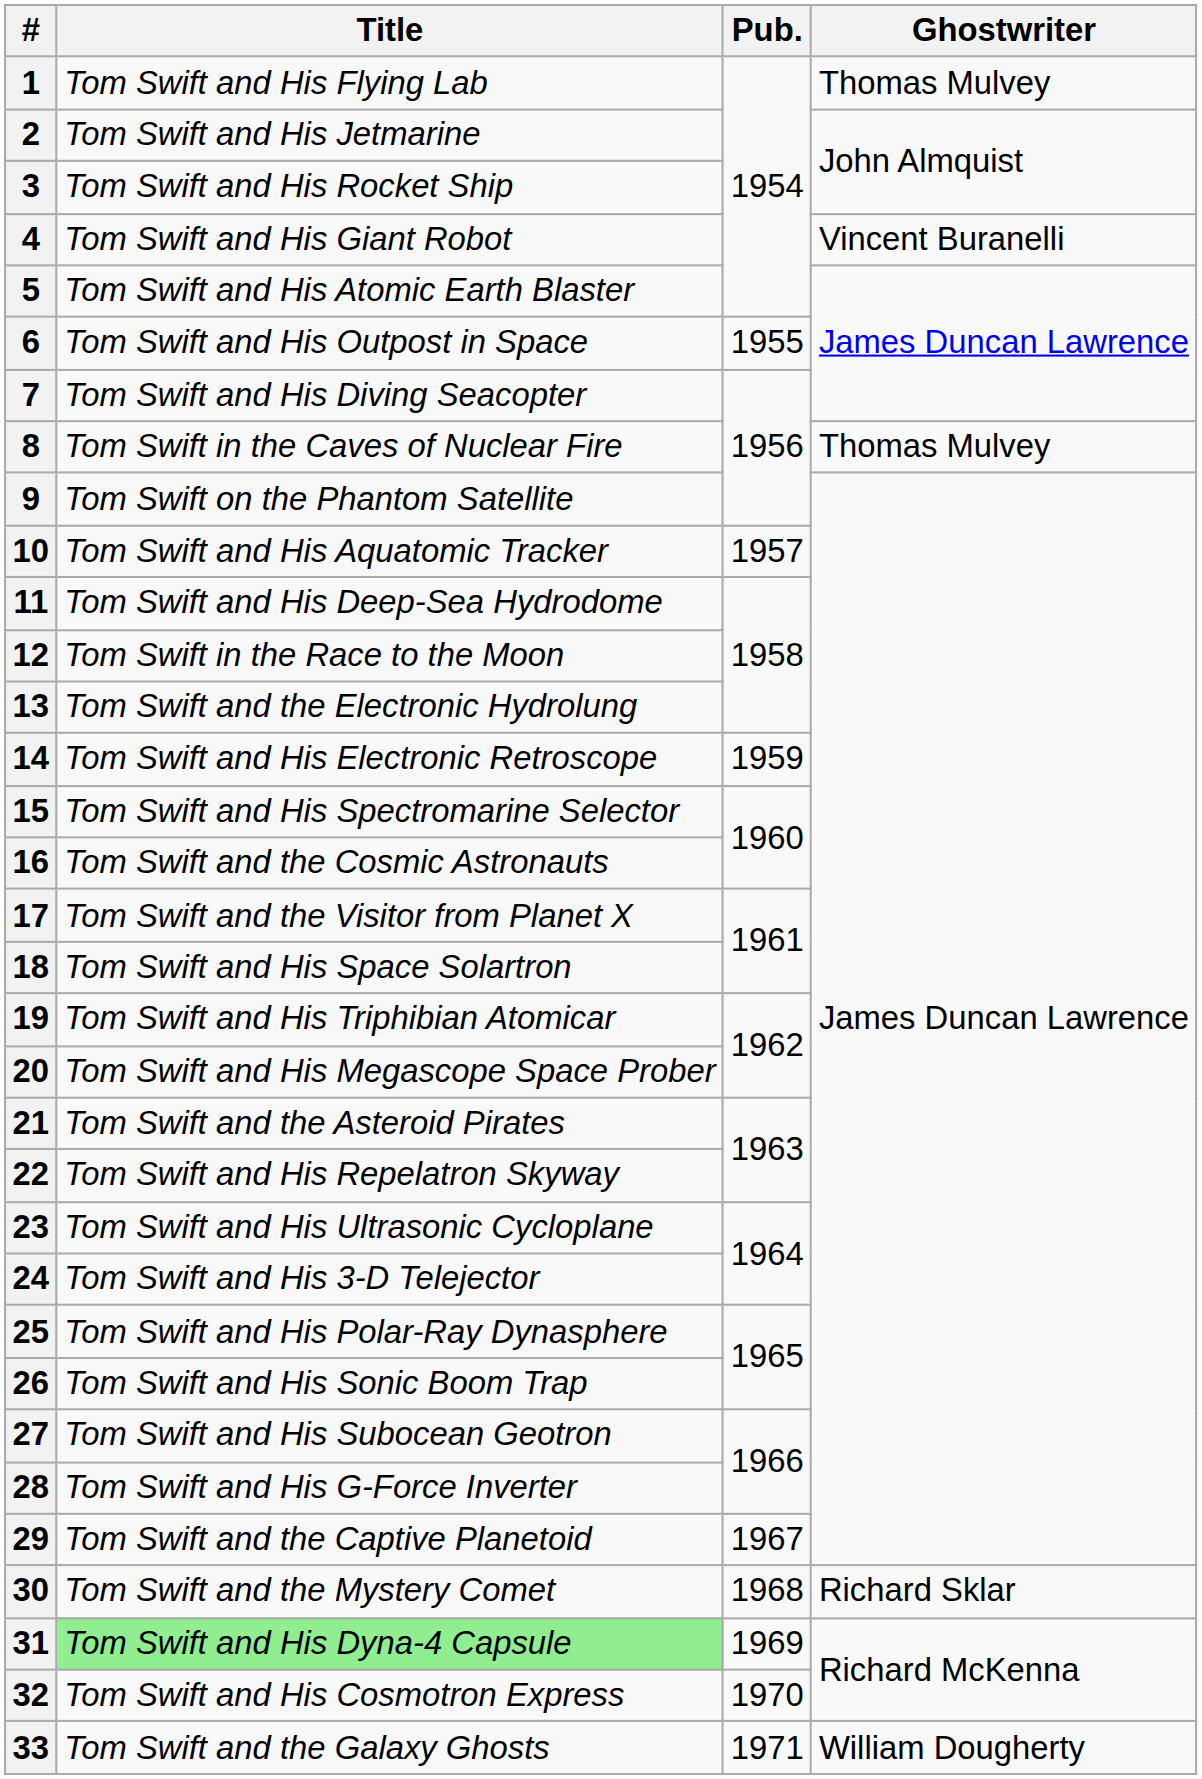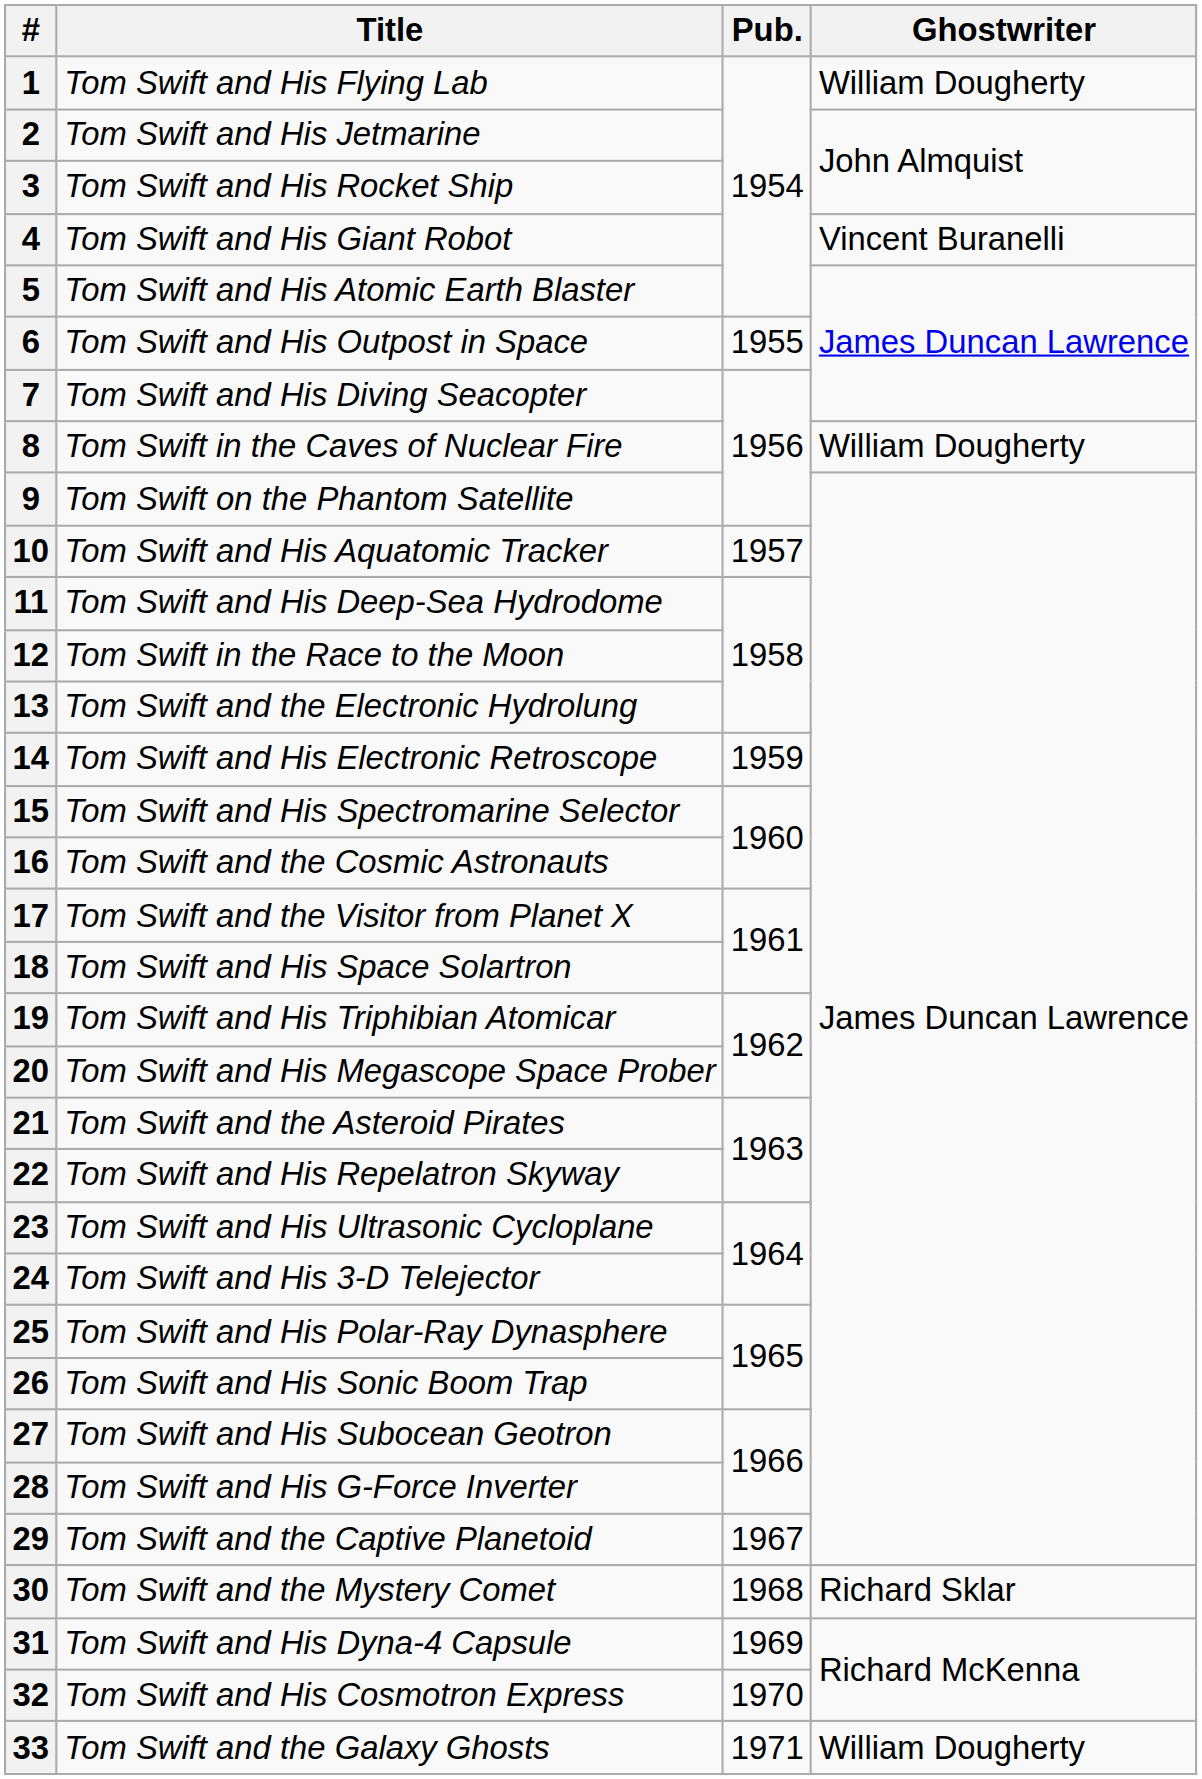(935, 82) Thomas Mulvey -> (952, 82) William Dougherty
(935, 446) Thomas Mulvey -> (952, 446) William Dougherty
(318, 1643) lightgreen background -> (318, 1643) no background
